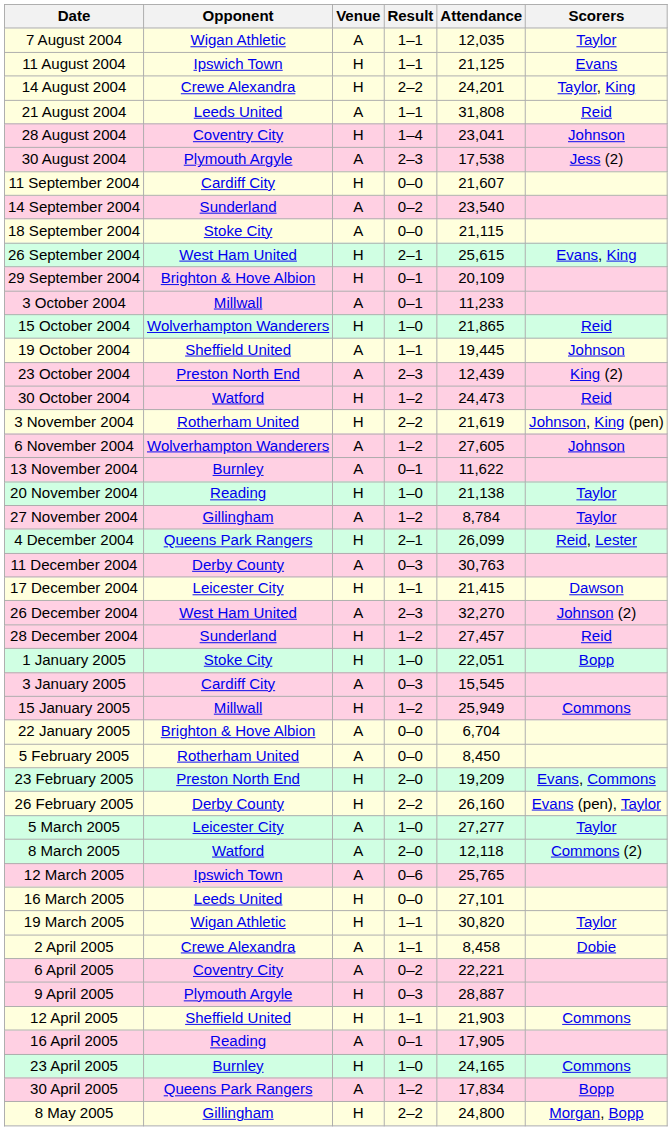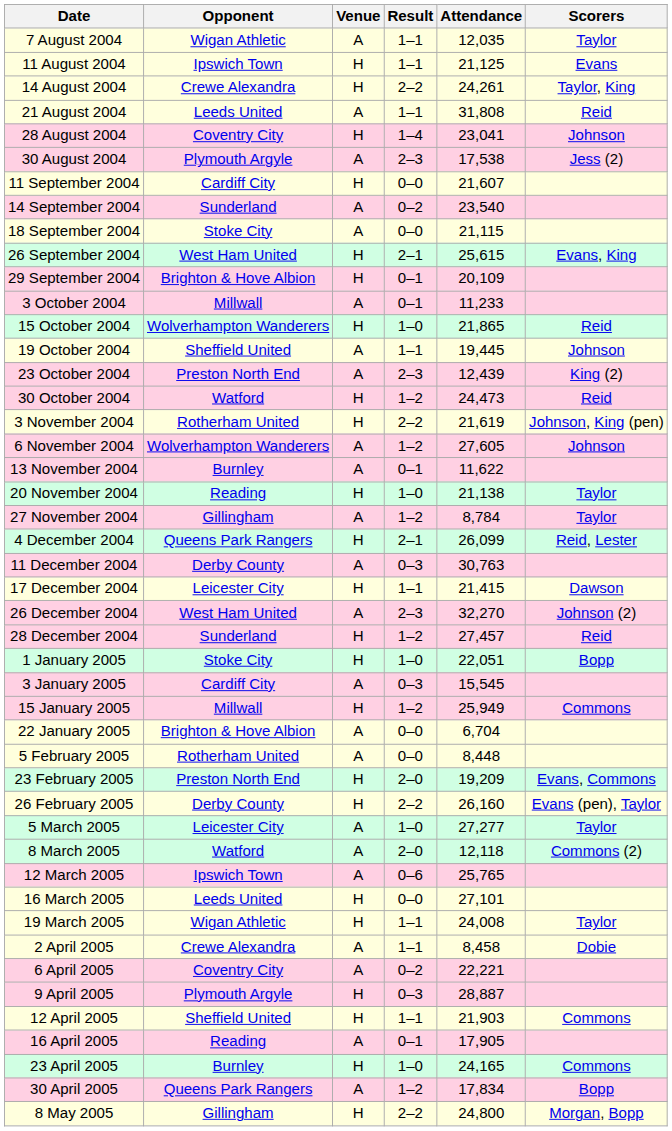(481, 87) 24,201 -> (481, 87) 24,261
(481, 755) 8,450 -> (481, 755) 8,448
(481, 922) 30,820 -> (481, 922) 24,008
